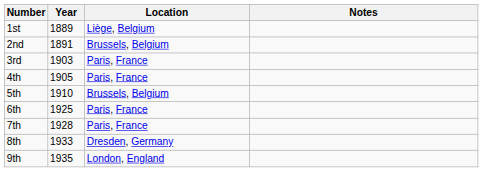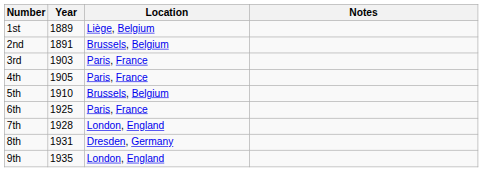(117, 126) Paris, France -> (126, 126) London, England
(61, 142) 1933 -> (61, 142) 1931
